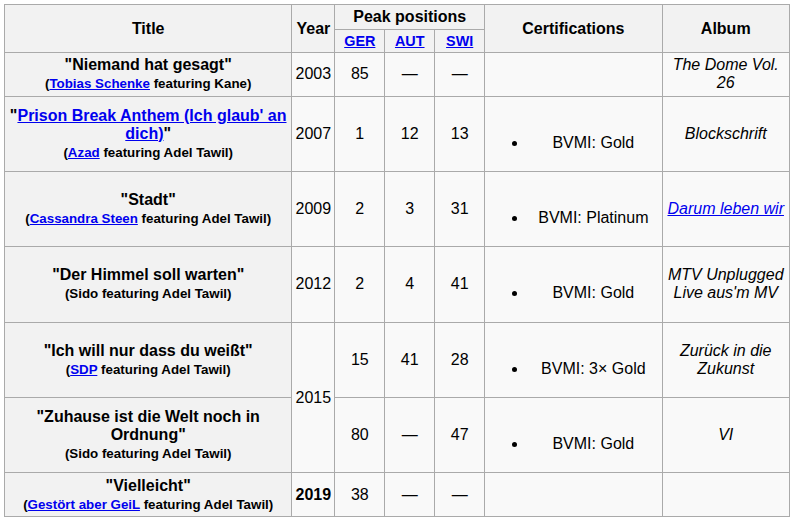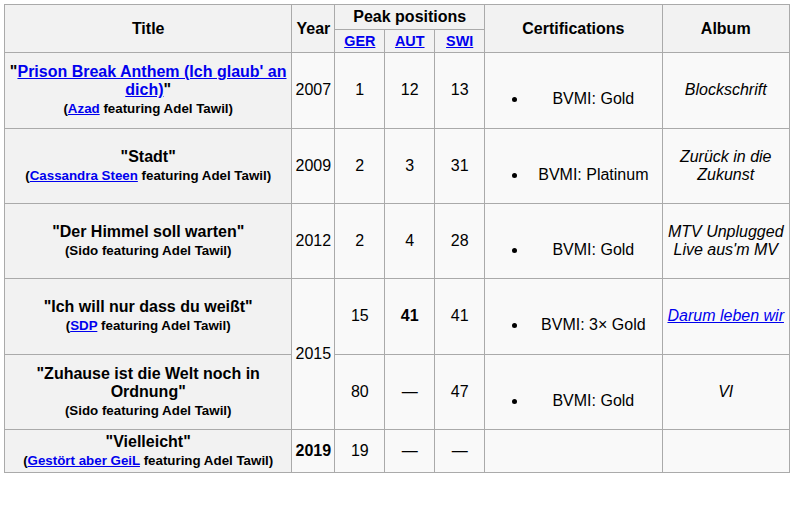- row: (148, 74)
(726, 209) Darum leben wir -> (726, 165) Zurück in die Zukunst
(460, 284) 41 -> (460, 241) 28
(410, 359) normal -> (410, 316) bold
(460, 359) 28 -> (460, 316) 41
(726, 359) Zurück in die Zukunst -> (726, 316) Darum leben wir
(360, 494) 38 -> (360, 451) 19
